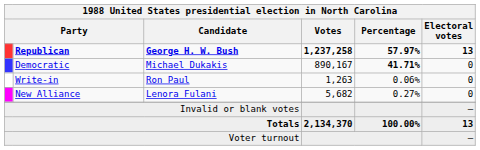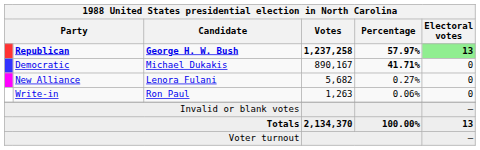(468, 51) no background -> (468, 51) lightgreen background
rows swapped: (48, 95) <-> (37, 80)
